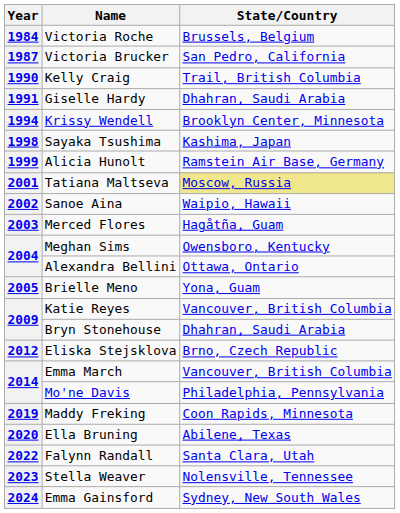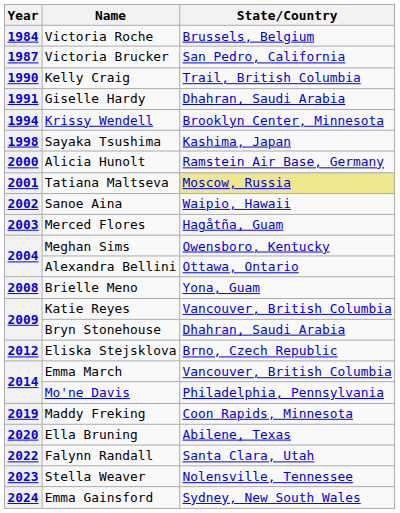(23, 162) 1999 -> (23, 162) 2000
(23, 288) 2005 -> (23, 288) 2008
